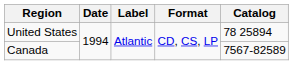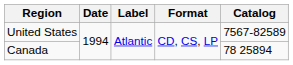(248, 32) 78 25894 -> (255, 32) 7567-82589
(255, 50) 7567-82589 -> (248, 50) 78 25894
